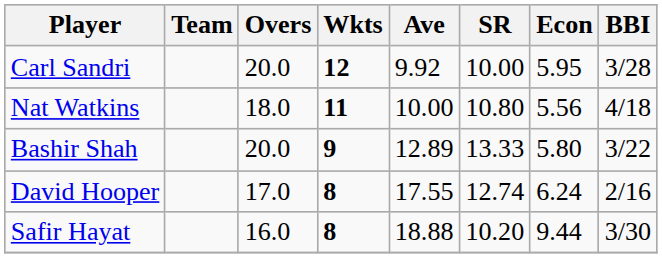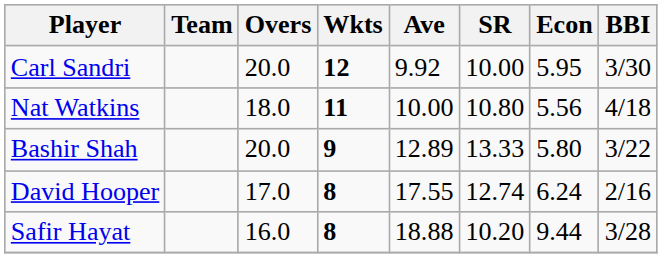(628, 66) 3/28 -> (628, 66) 3/30
(628, 231) 3/30 -> (628, 231) 3/28
